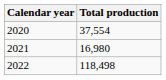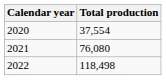(95, 48) 16,980 -> (95, 48) 76,080
